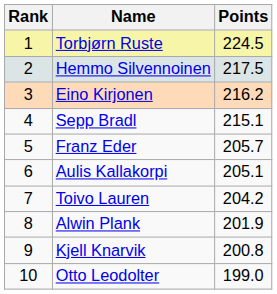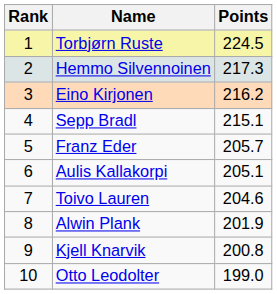(243, 69) 217.5 -> (243, 69) 217.3
(243, 198) 204.2 -> (243, 198) 204.6
